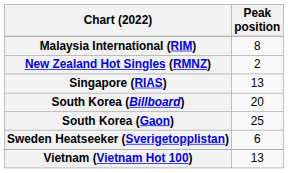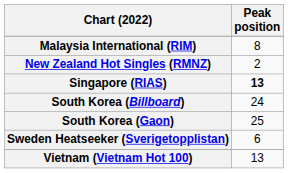(257, 83) normal -> (257, 83) bold
(257, 102) 20 -> (257, 102) 24
